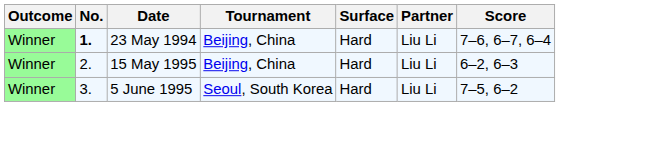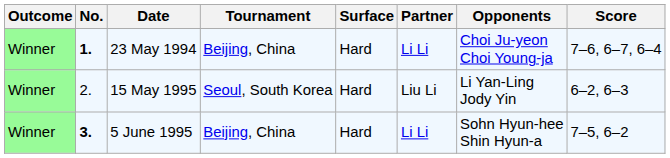+ column: (512, 16)
(419, 40) Liu Li -> (415, 48) Li Li
(249, 64) Beijing, China -> (268, 90) Seoul, South Korea
(86, 88) normal -> (86, 131) bold
(268, 88) Seoul, South Korea -> (249, 131) Beijing, China
(419, 88) Liu Li -> (415, 131) Li Li
